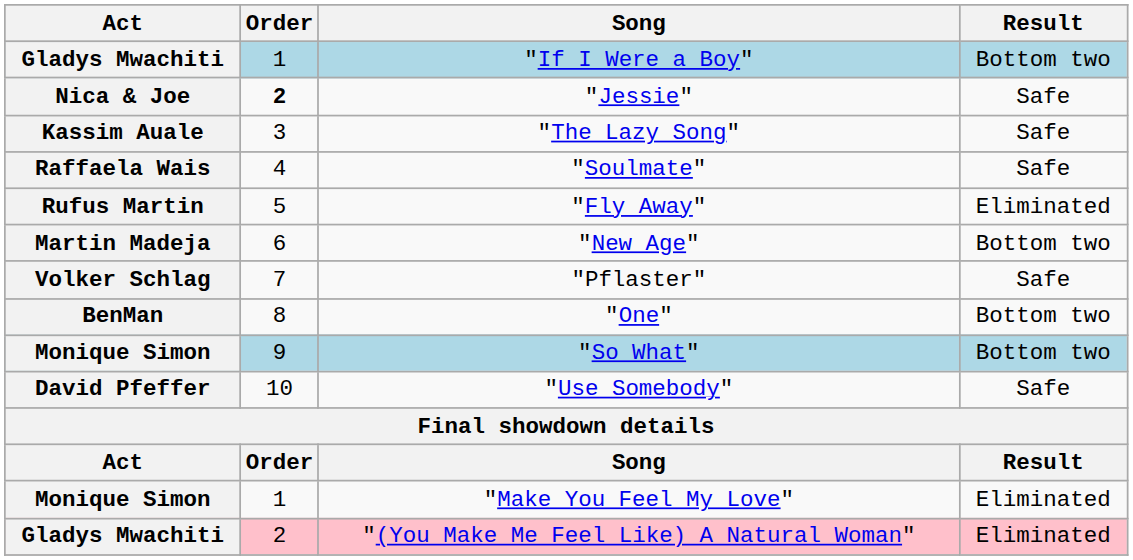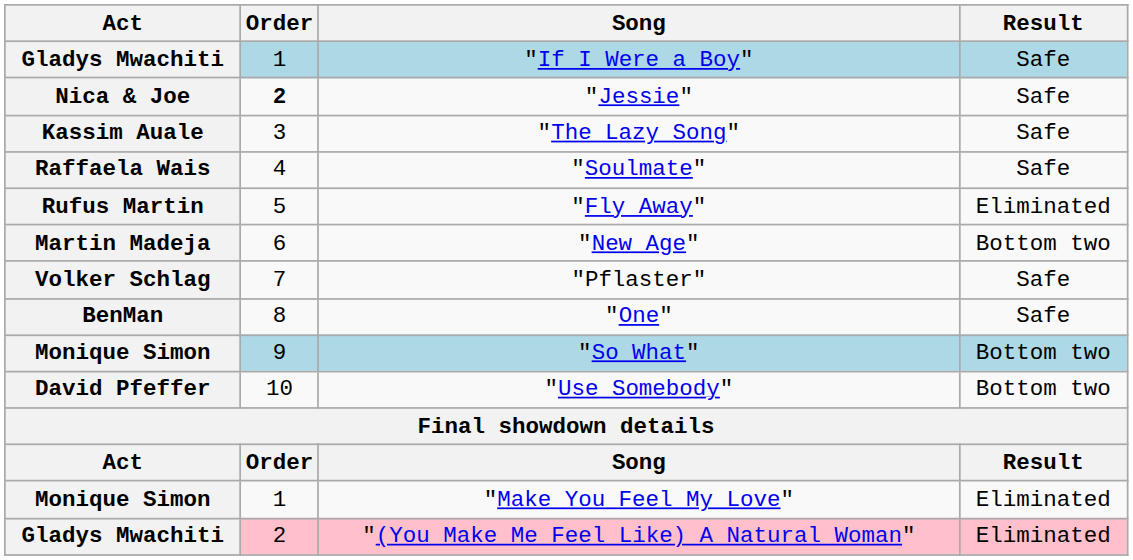(1043, 60) Bottom two -> (1043, 60) Safe
(1043, 316) Bottom two -> (1043, 316) Safe
(1043, 390) Safe -> (1043, 390) Bottom two
